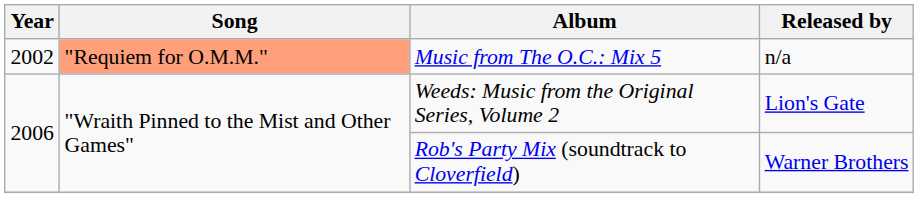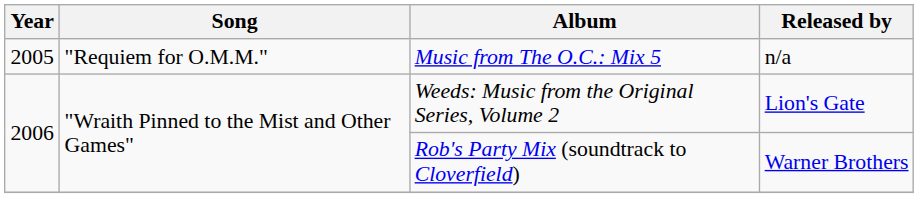(32, 56) 2002 -> (32, 56) 2005
(166, 56) lightsalmon background -> (166, 56) no background
